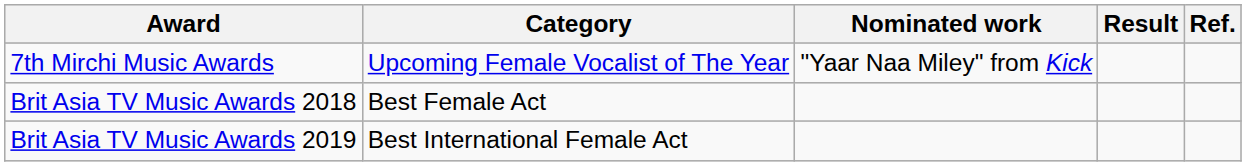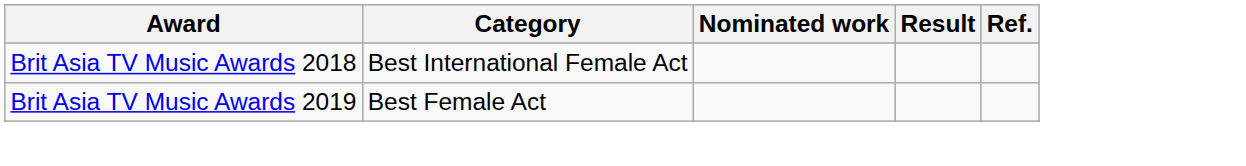- row: (142, 62)
(457, 101) Best Female Act -> (528, 62) Best International Female Act
(528, 140) Best International Female Act -> (457, 101) Best Female Act
